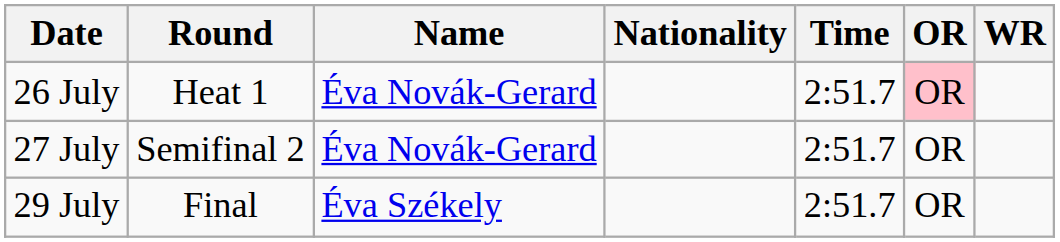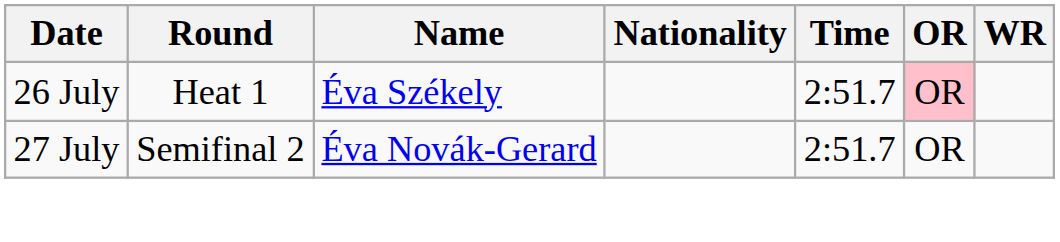(459, 90) Éva Novák-Gerard -> (412, 90) Éva Székely
- row: (66, 206)
